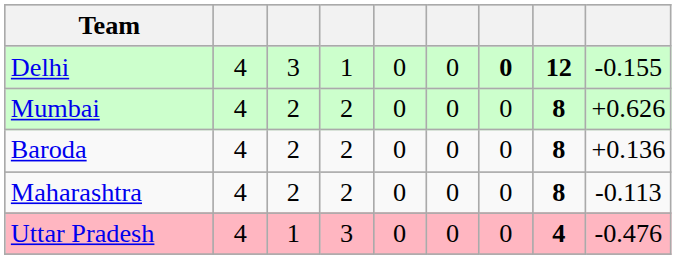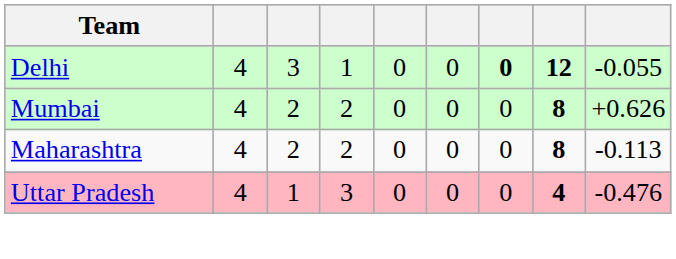(628, 66) -0.155 -> (628, 66) -0.055
- row: (49, 150)
